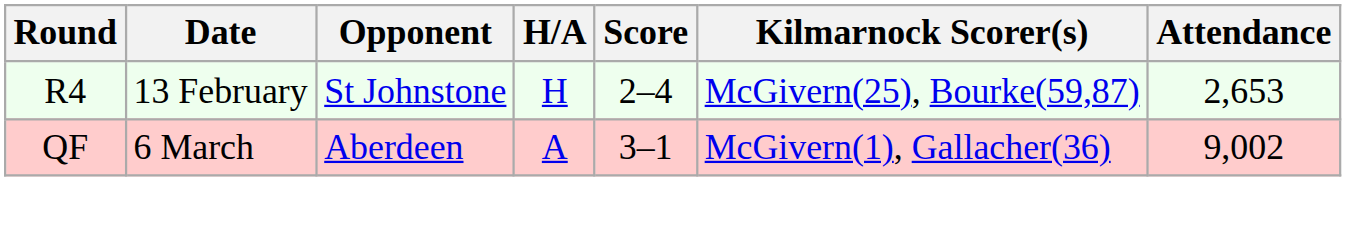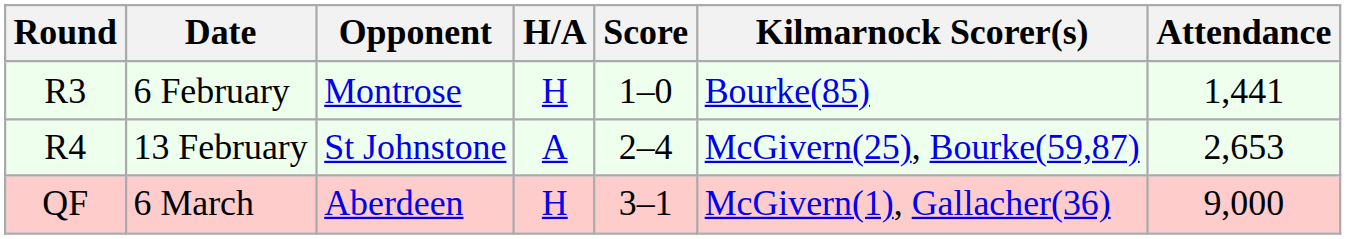+ row: (212, 89)
(555, 89) H -> (555, 146) A
(555, 146) A -> (555, 203) H
(1244, 146) 9,002 -> (1244, 203) 9,000
